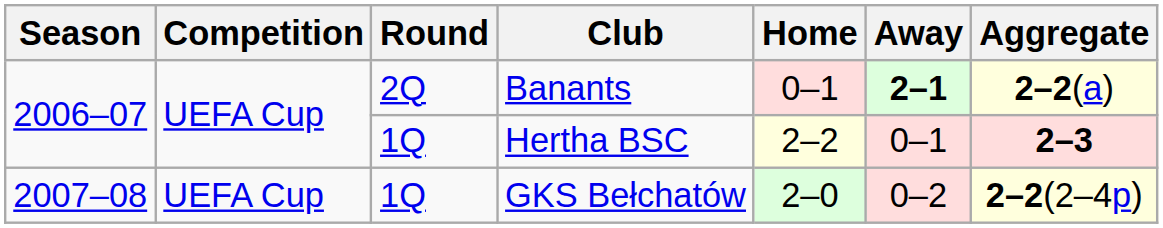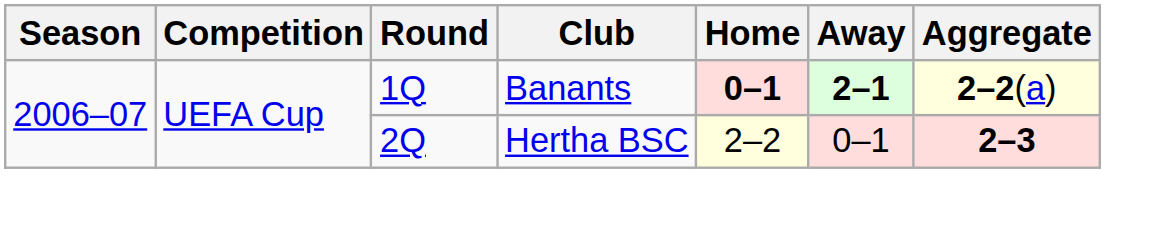(403, 87) 2Q -> (403, 87) 1Q
(810, 87) normal -> (752, 87) bold
(403, 142) 1Q -> (403, 142) 2Q
- row: (626, 196)
